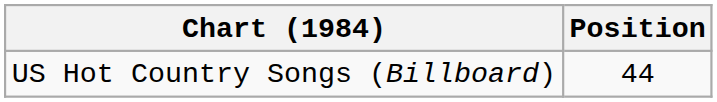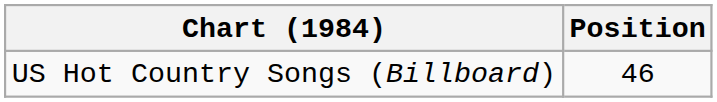(638, 74) 44 -> (638, 74) 46
